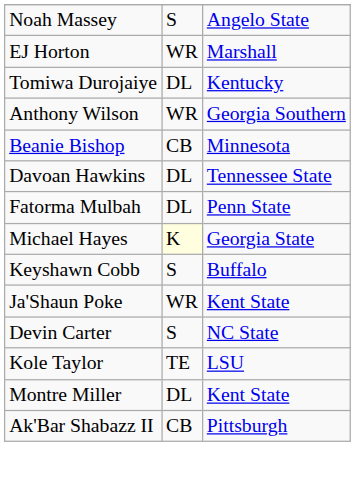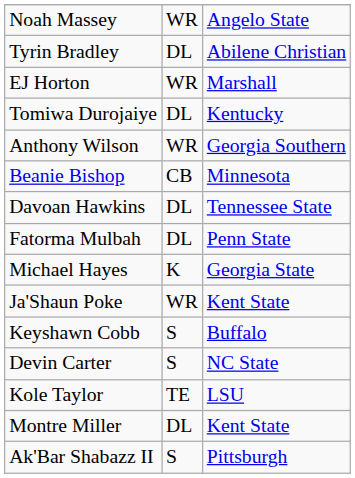(172, 20) S -> (182, 20) WR
+ row: (64, 51)
(173, 238) lightyellow background -> (173, 269) no background
rows swapped: (74, 269) <-> (66, 301)
(179, 425) CB -> (172, 457) S
